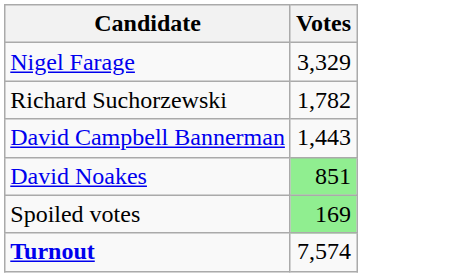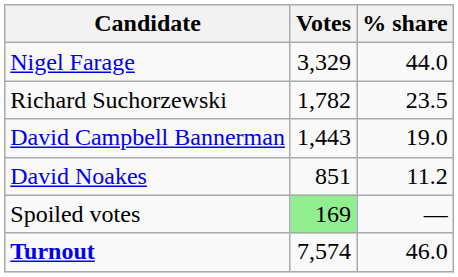+ column: (405, 23)
(333, 175) lightgreen background -> (333, 175) no background
